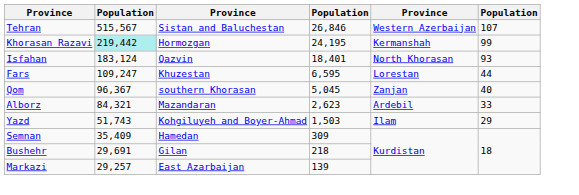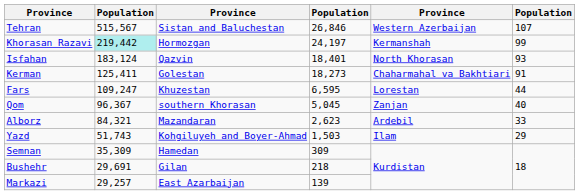(329, 43) 24,195 -> (329, 43) 24,197
+ row: (24, 74)
(114, 136) 35,409 -> (114, 151) 35,309
